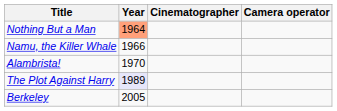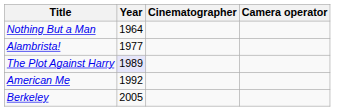(133, 30) lightsalmon background -> (131, 30) no background
- row: (62, 47)
(133, 64) 1970 -> (131, 47) 1977
+ row: (38, 81)
